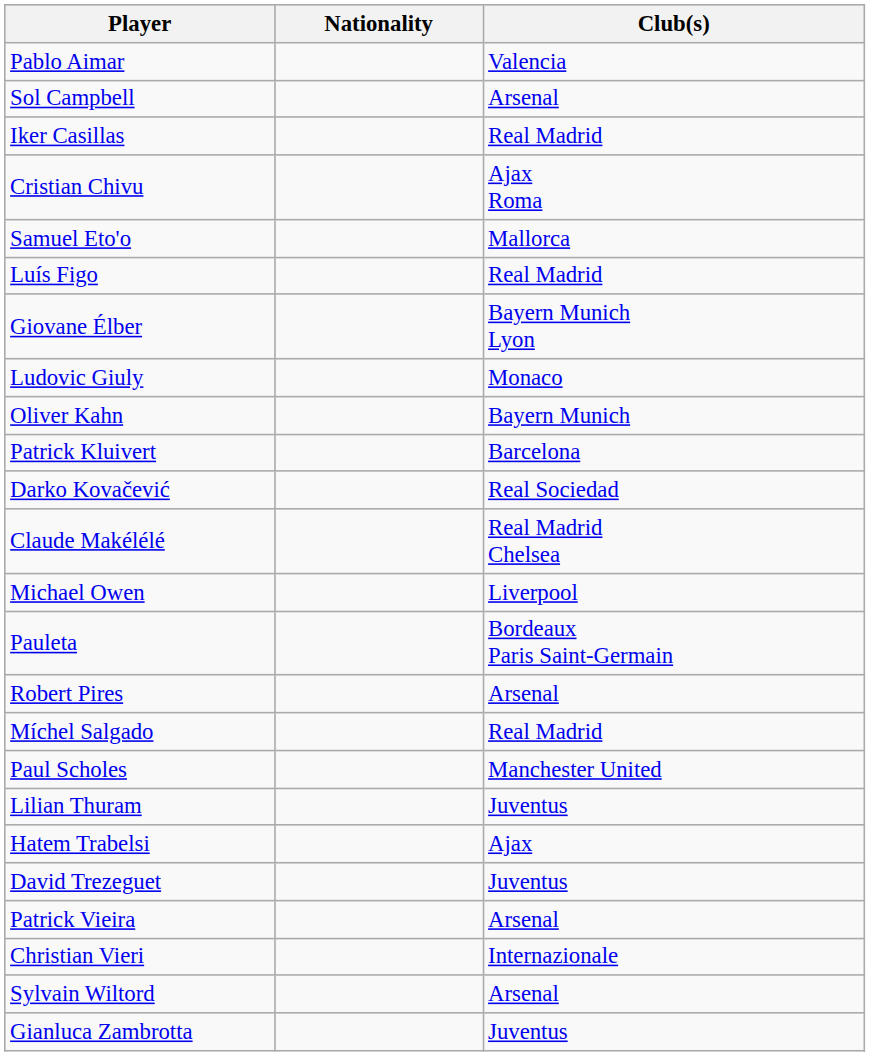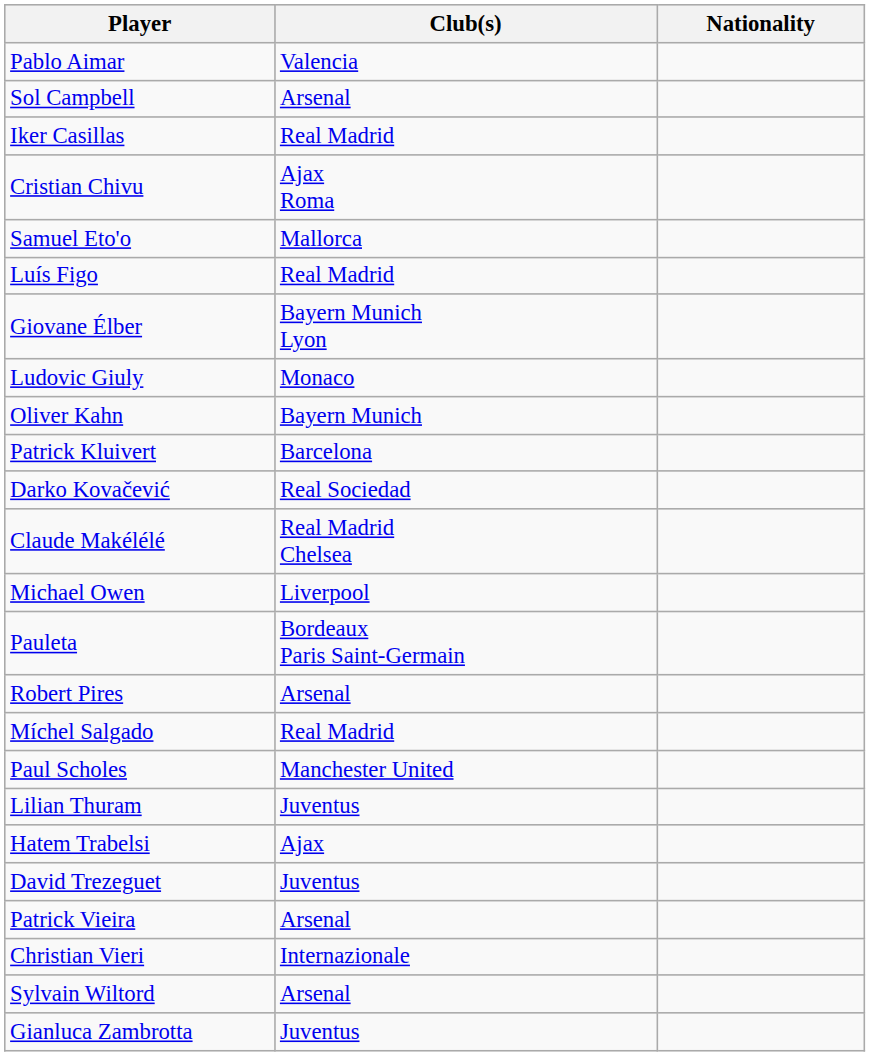columns swapped: (379, 23) <-> (674, 23)
